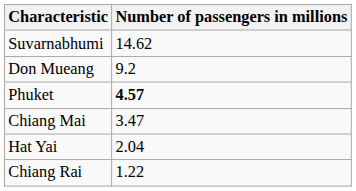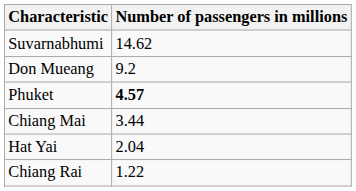(130, 120) 3.47 -> (130, 120) 3.44
